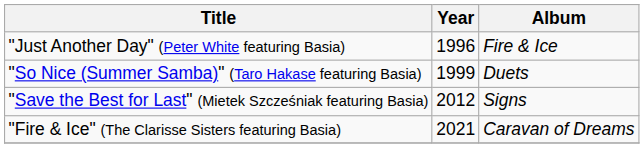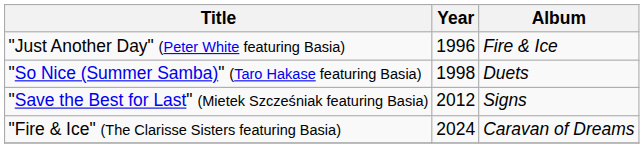(456, 73) 1999 -> (456, 73) 1998
(456, 128) 2021 -> (456, 128) 2024
